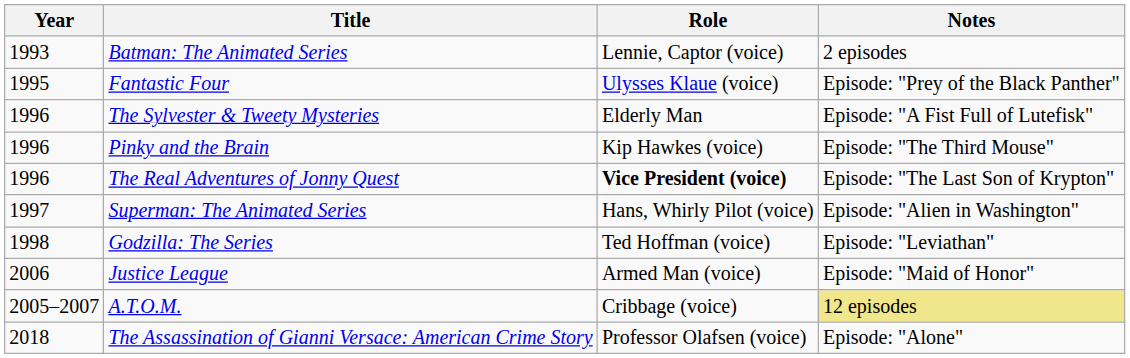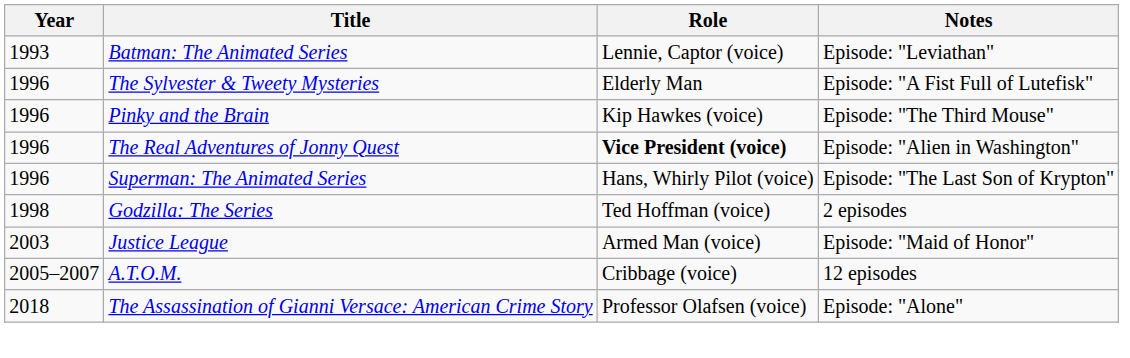(865, 52) 2 episodes -> (909, 52) Episode: "Leviathan"
- row: (169, 83)
(969, 178) Episode: "The Last Son of Krypton" -> (951, 147) Episode: "Alien in Washington"
(29, 210) 1997 -> (29, 178) 1996
(951, 210) Episode: "Alien in Washington" -> (969, 178) Episode: "The Last Son of Krypton"
(909, 242) Episode: "Leviathan" -> (865, 210) 2 episodes
(29, 274) 2006 -> (29, 242) 2003
(870, 305) khaki background -> (870, 274) no background
